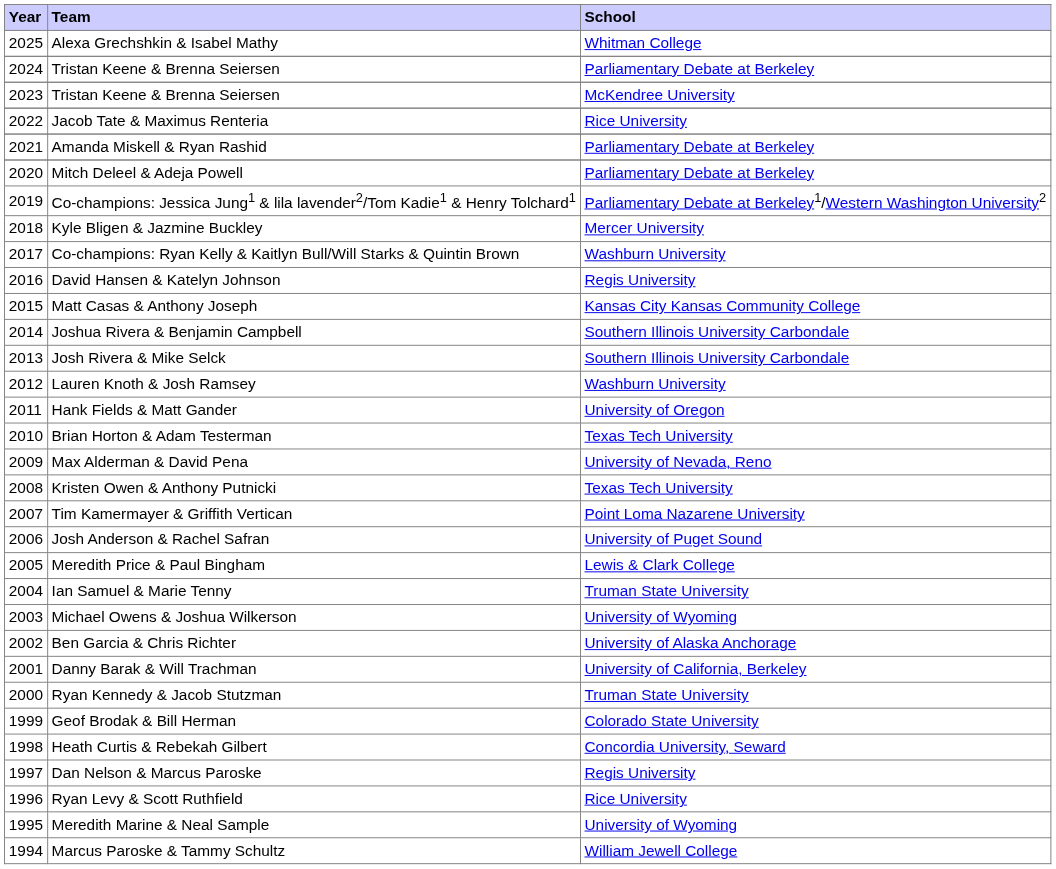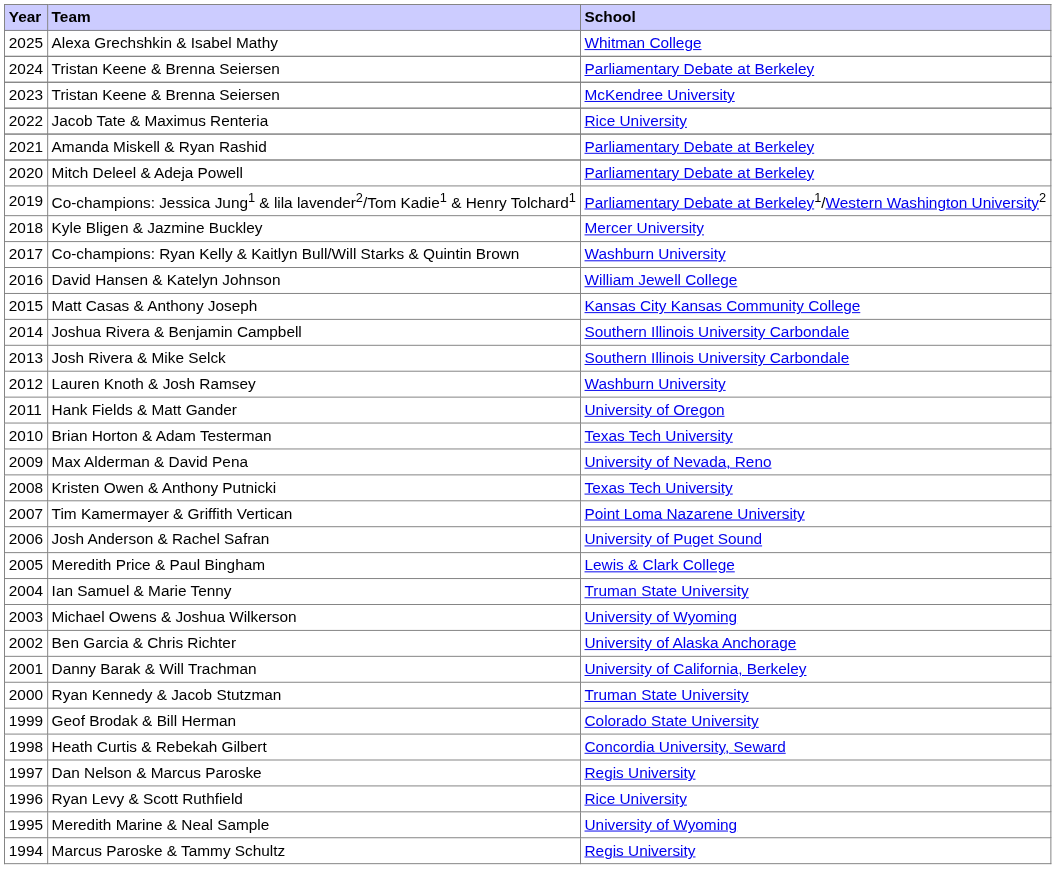(640, 280) Regis University -> (661, 280) William Jewell College
(661, 851) William Jewell College -> (640, 851) Regis University
